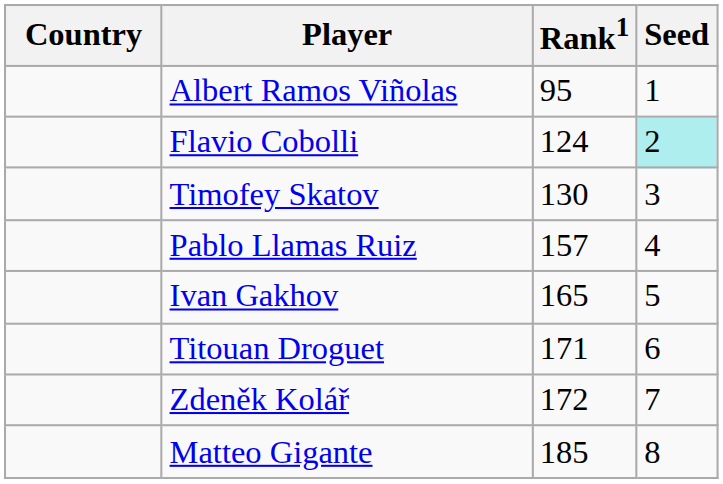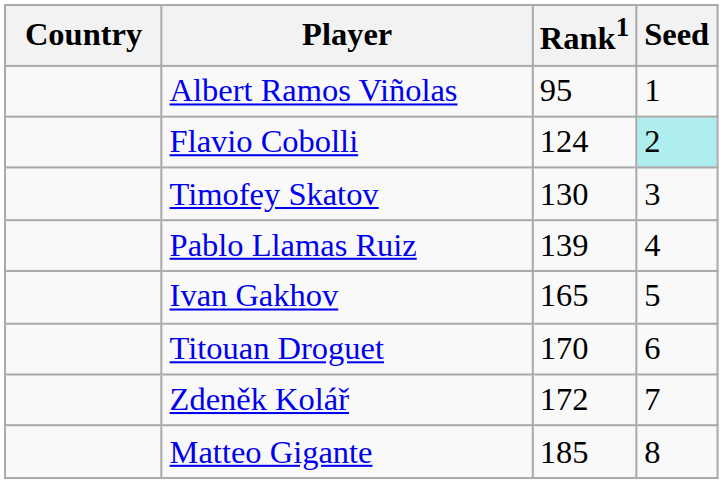(564, 245) 157 -> (564, 245) 139
(564, 348) 171 -> (564, 348) 170
